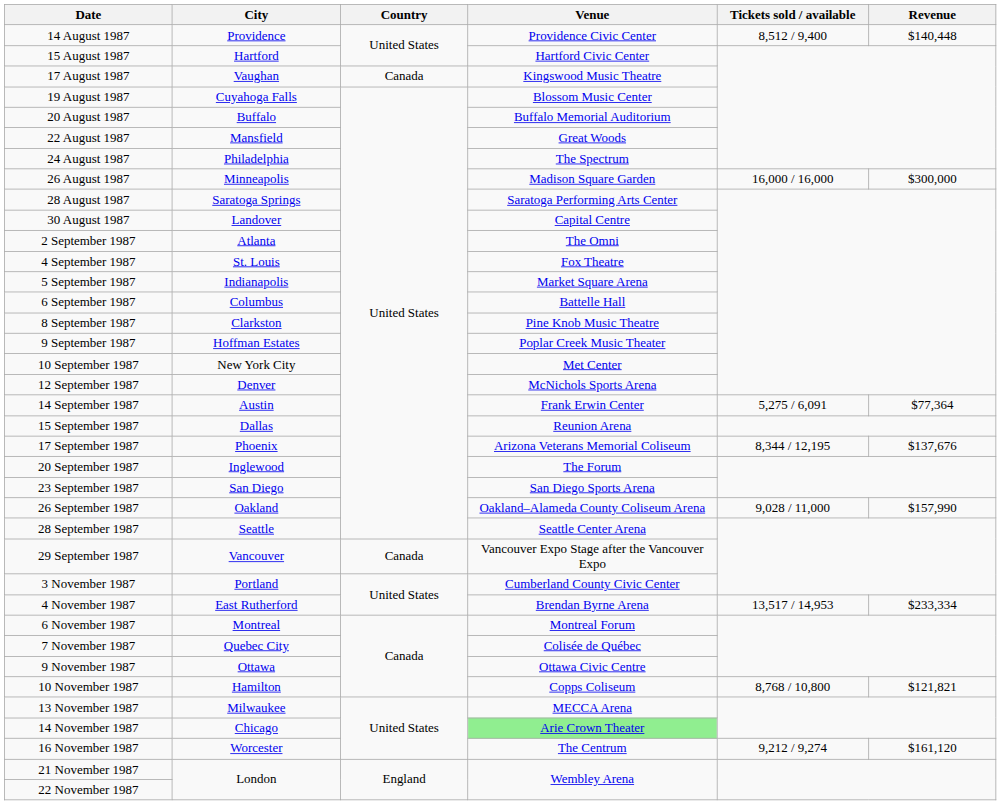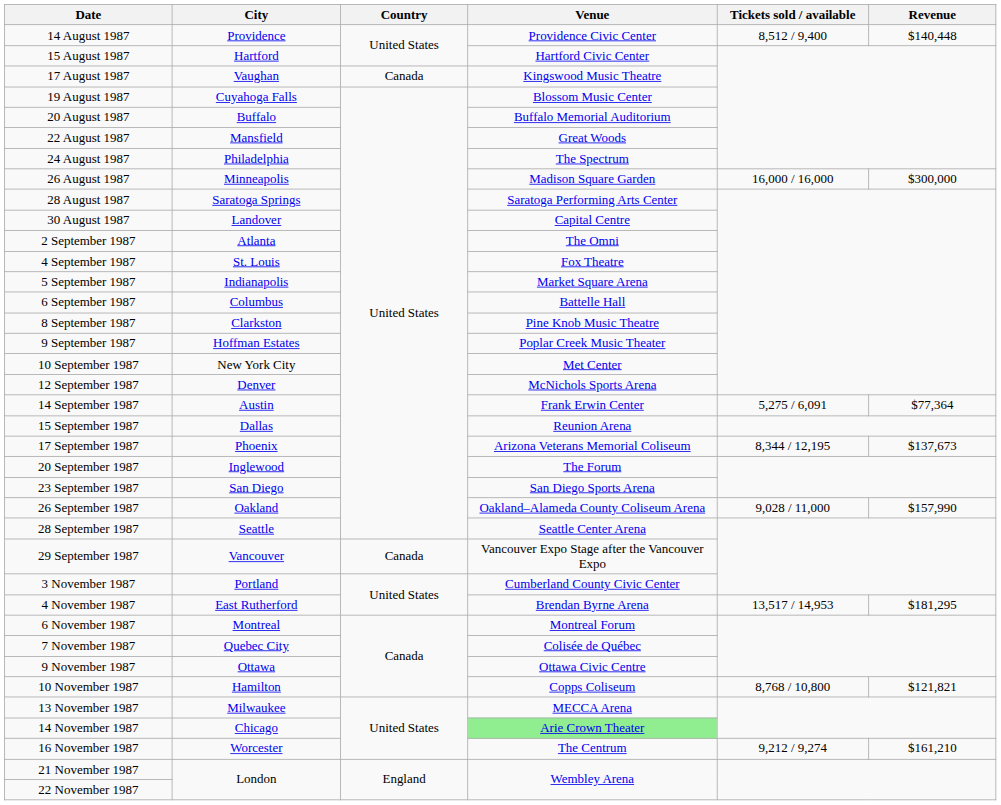(932, 446) $137,676 -> (932, 446) $137,673
(932, 604) $233,334 -> (932, 604) $181,295
(932, 748) $161,120 -> (932, 748) $161,210
